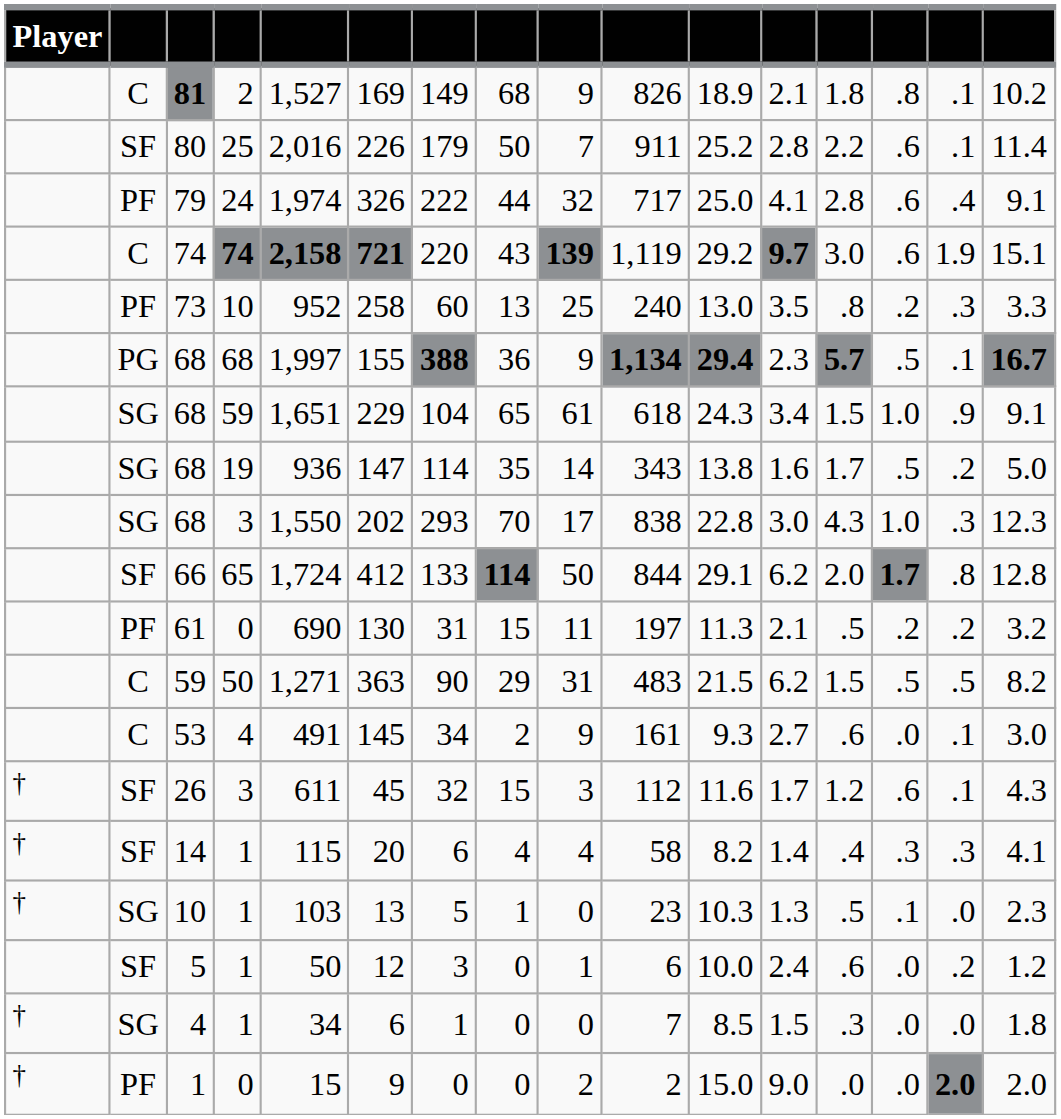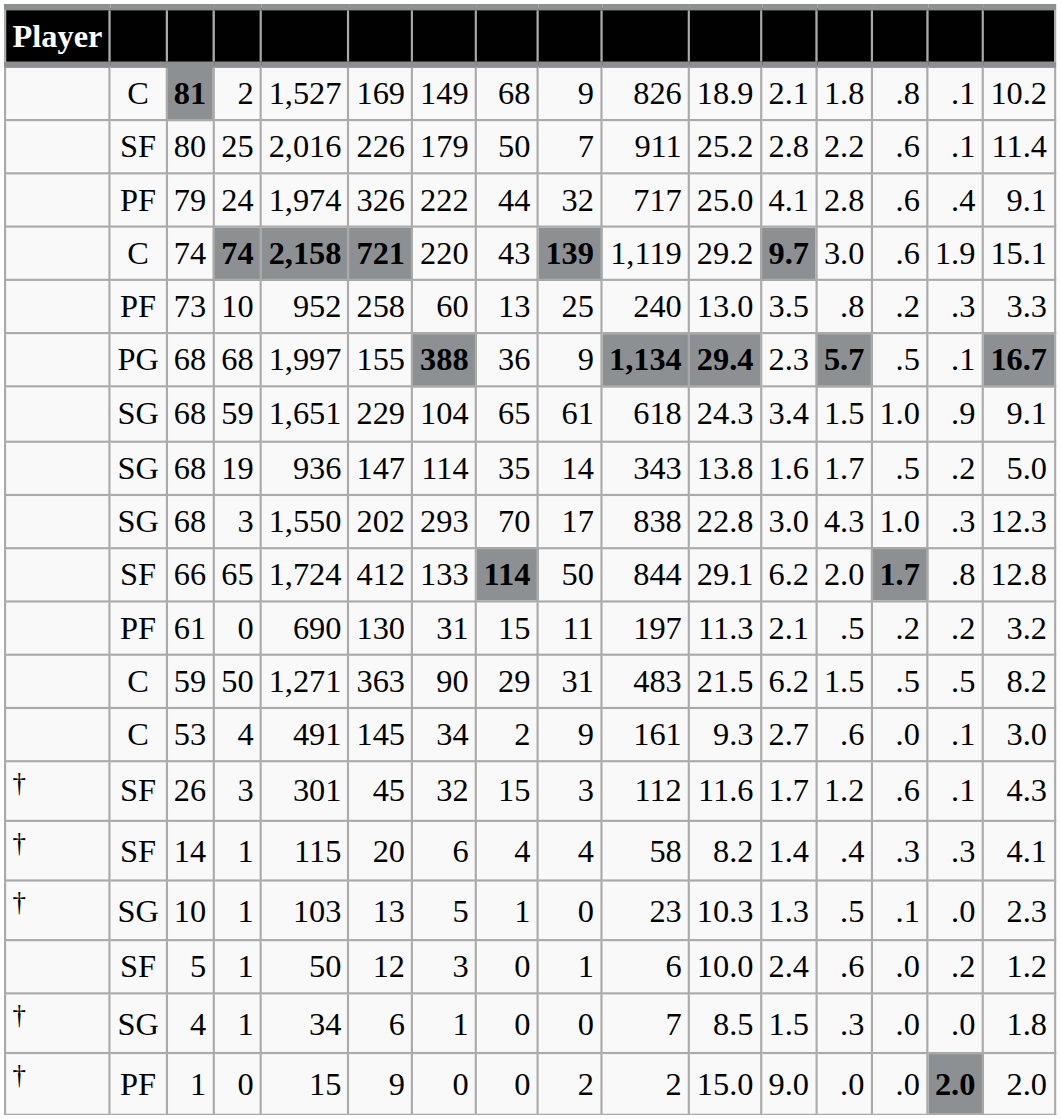(318, 790) 611 -> (317, 790) 301
